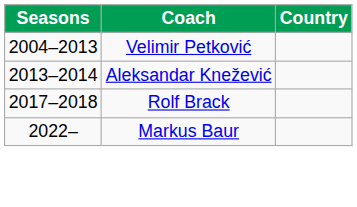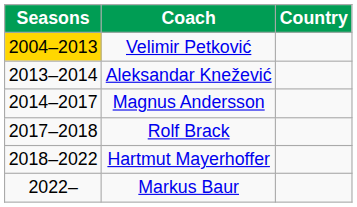(53, 46) no background -> (53, 46) gold background
+ row: (189, 103)
+ row: (189, 159)
